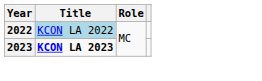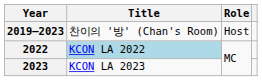+ row: (35, 31)
(75, 47) bold -> (107, 67) normal
